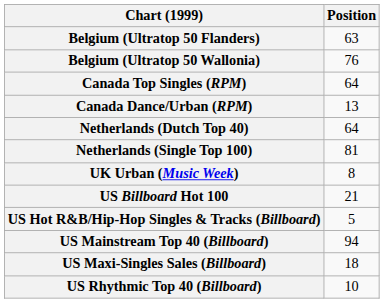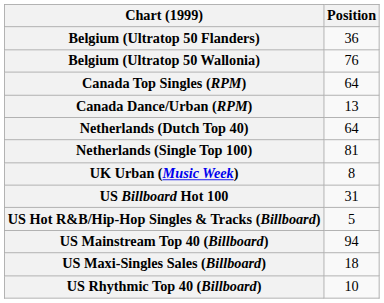(352, 38) 63 -> (352, 38) 36
(352, 196) 21 -> (352, 196) 31
